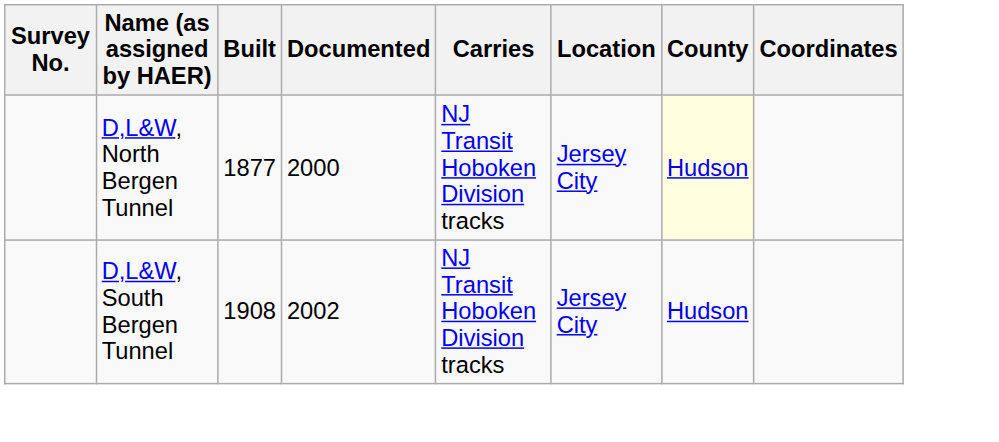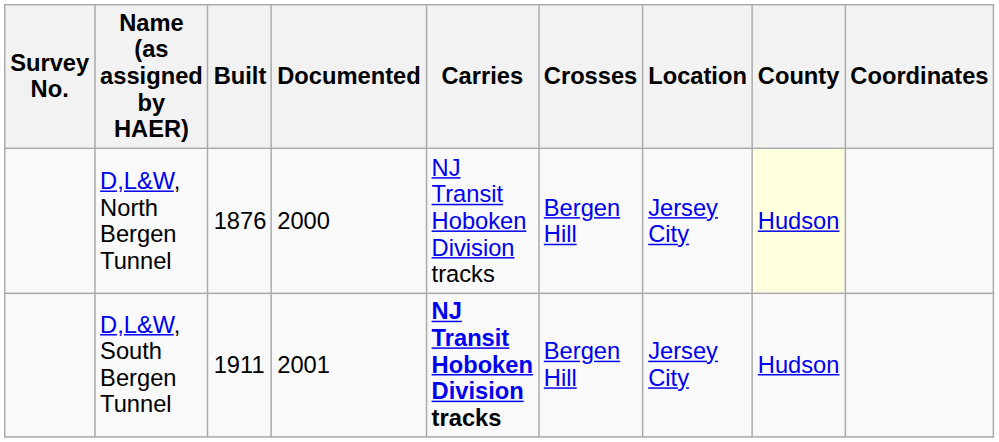+ column: (591, 76)
(250, 167) 1877 -> (240, 220) 1876
(250, 311) 1908 -> (239, 364) 1911
(313, 311) 2002 -> (304, 364) 2001
(489, 311) normal -> (482, 364) bold
